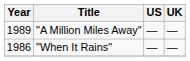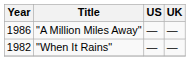(19, 30) 1989 -> (19, 30) 1986
(19, 47) 1986 -> (19, 47) 1982
